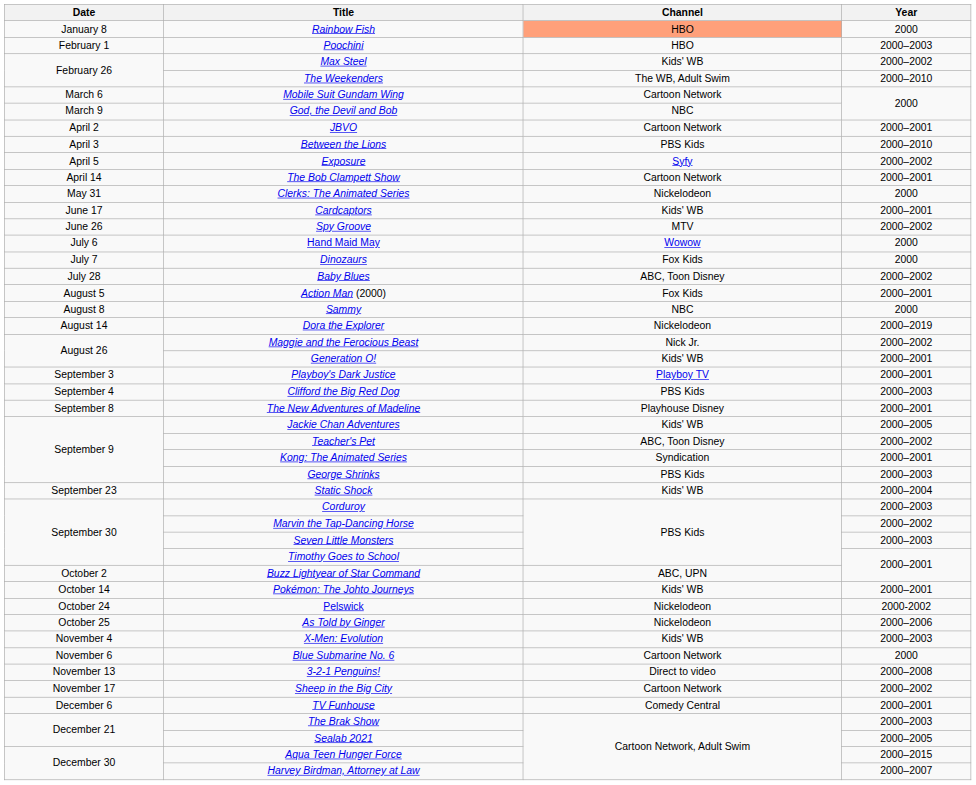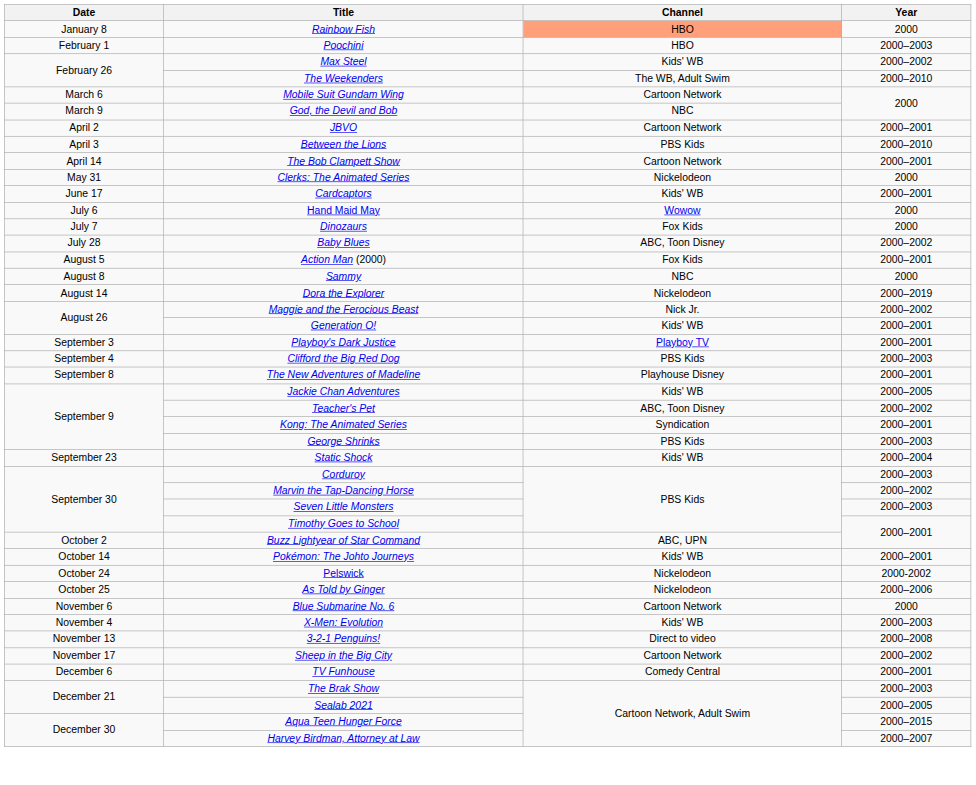- row: (344, 161)
- row: (344, 227)
rows swapped: (344, 639) <-> (344, 656)
